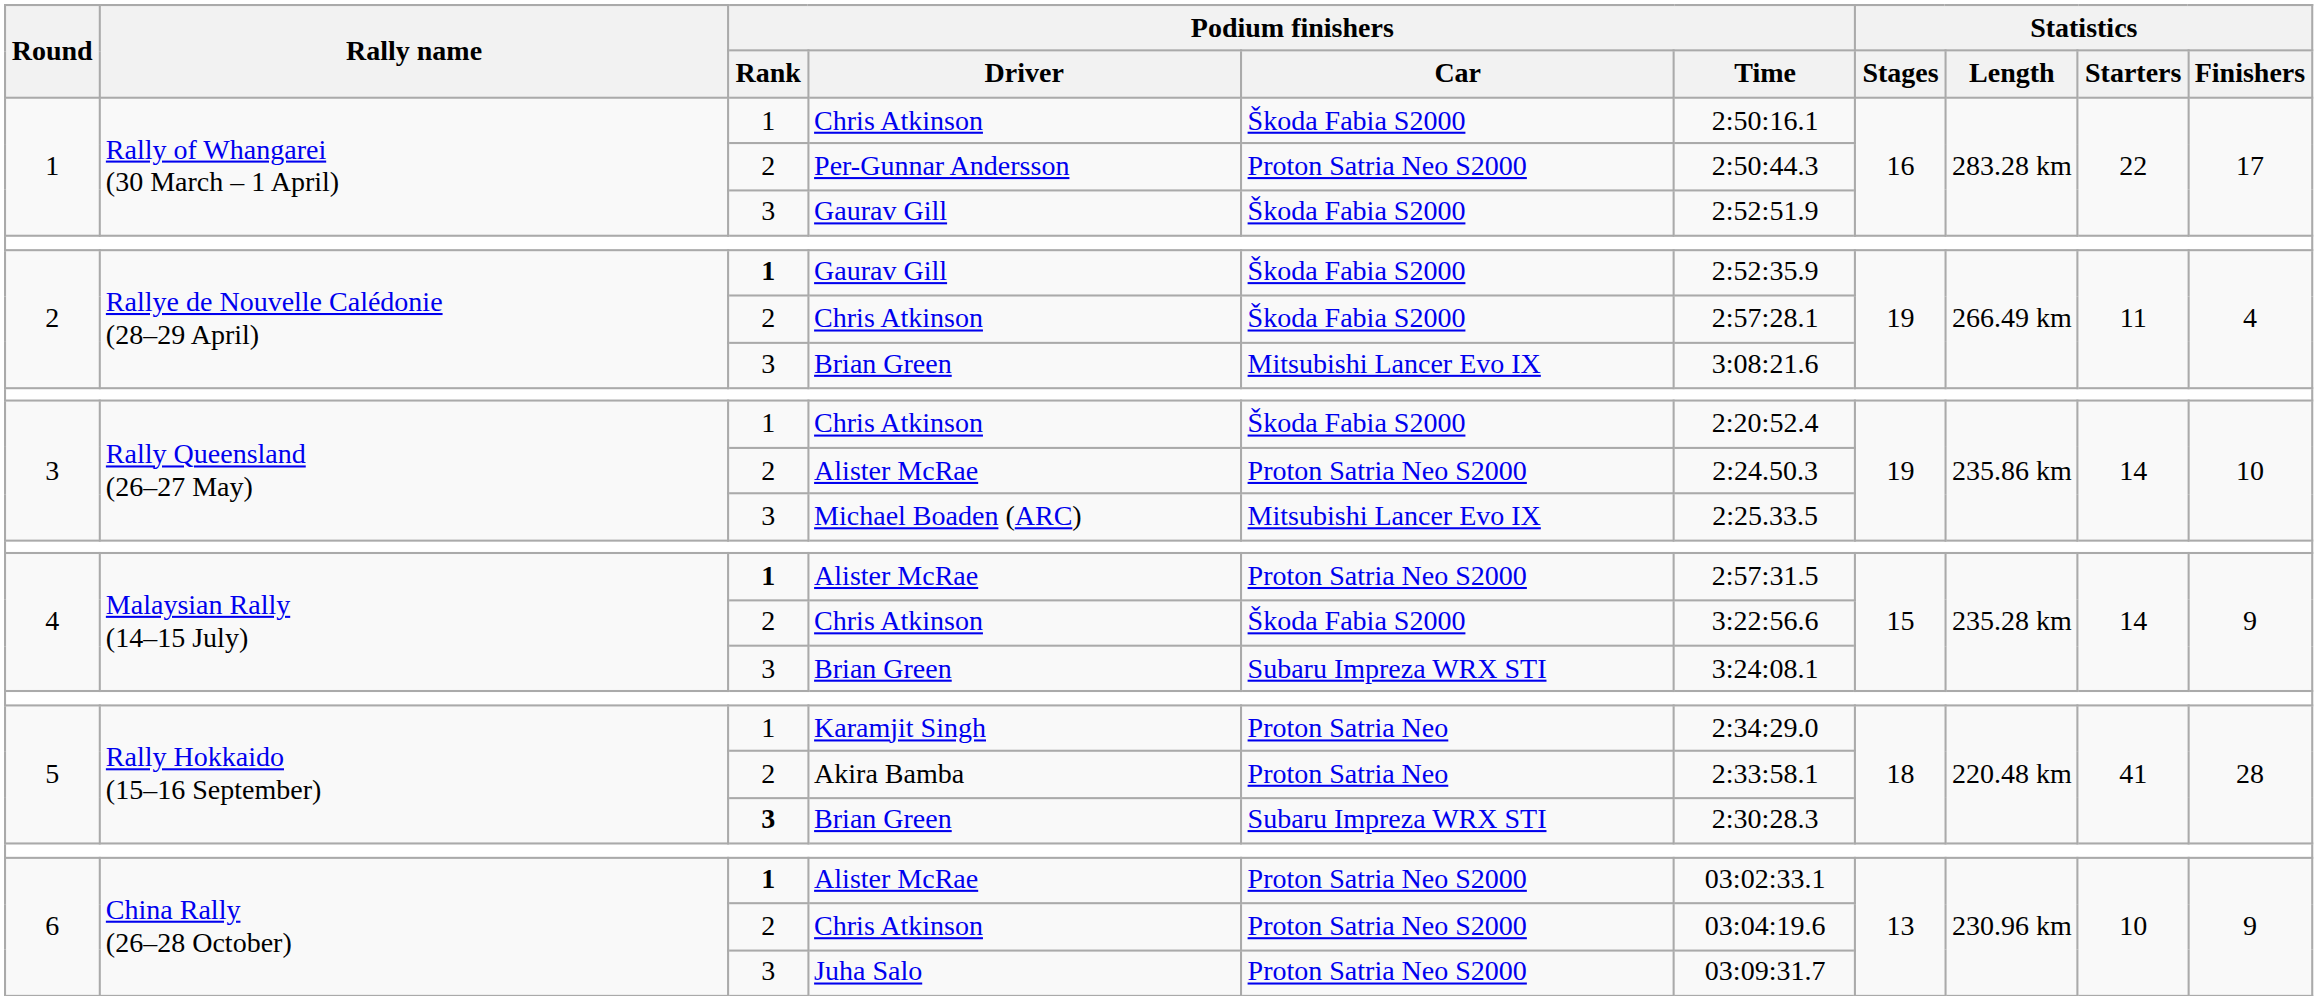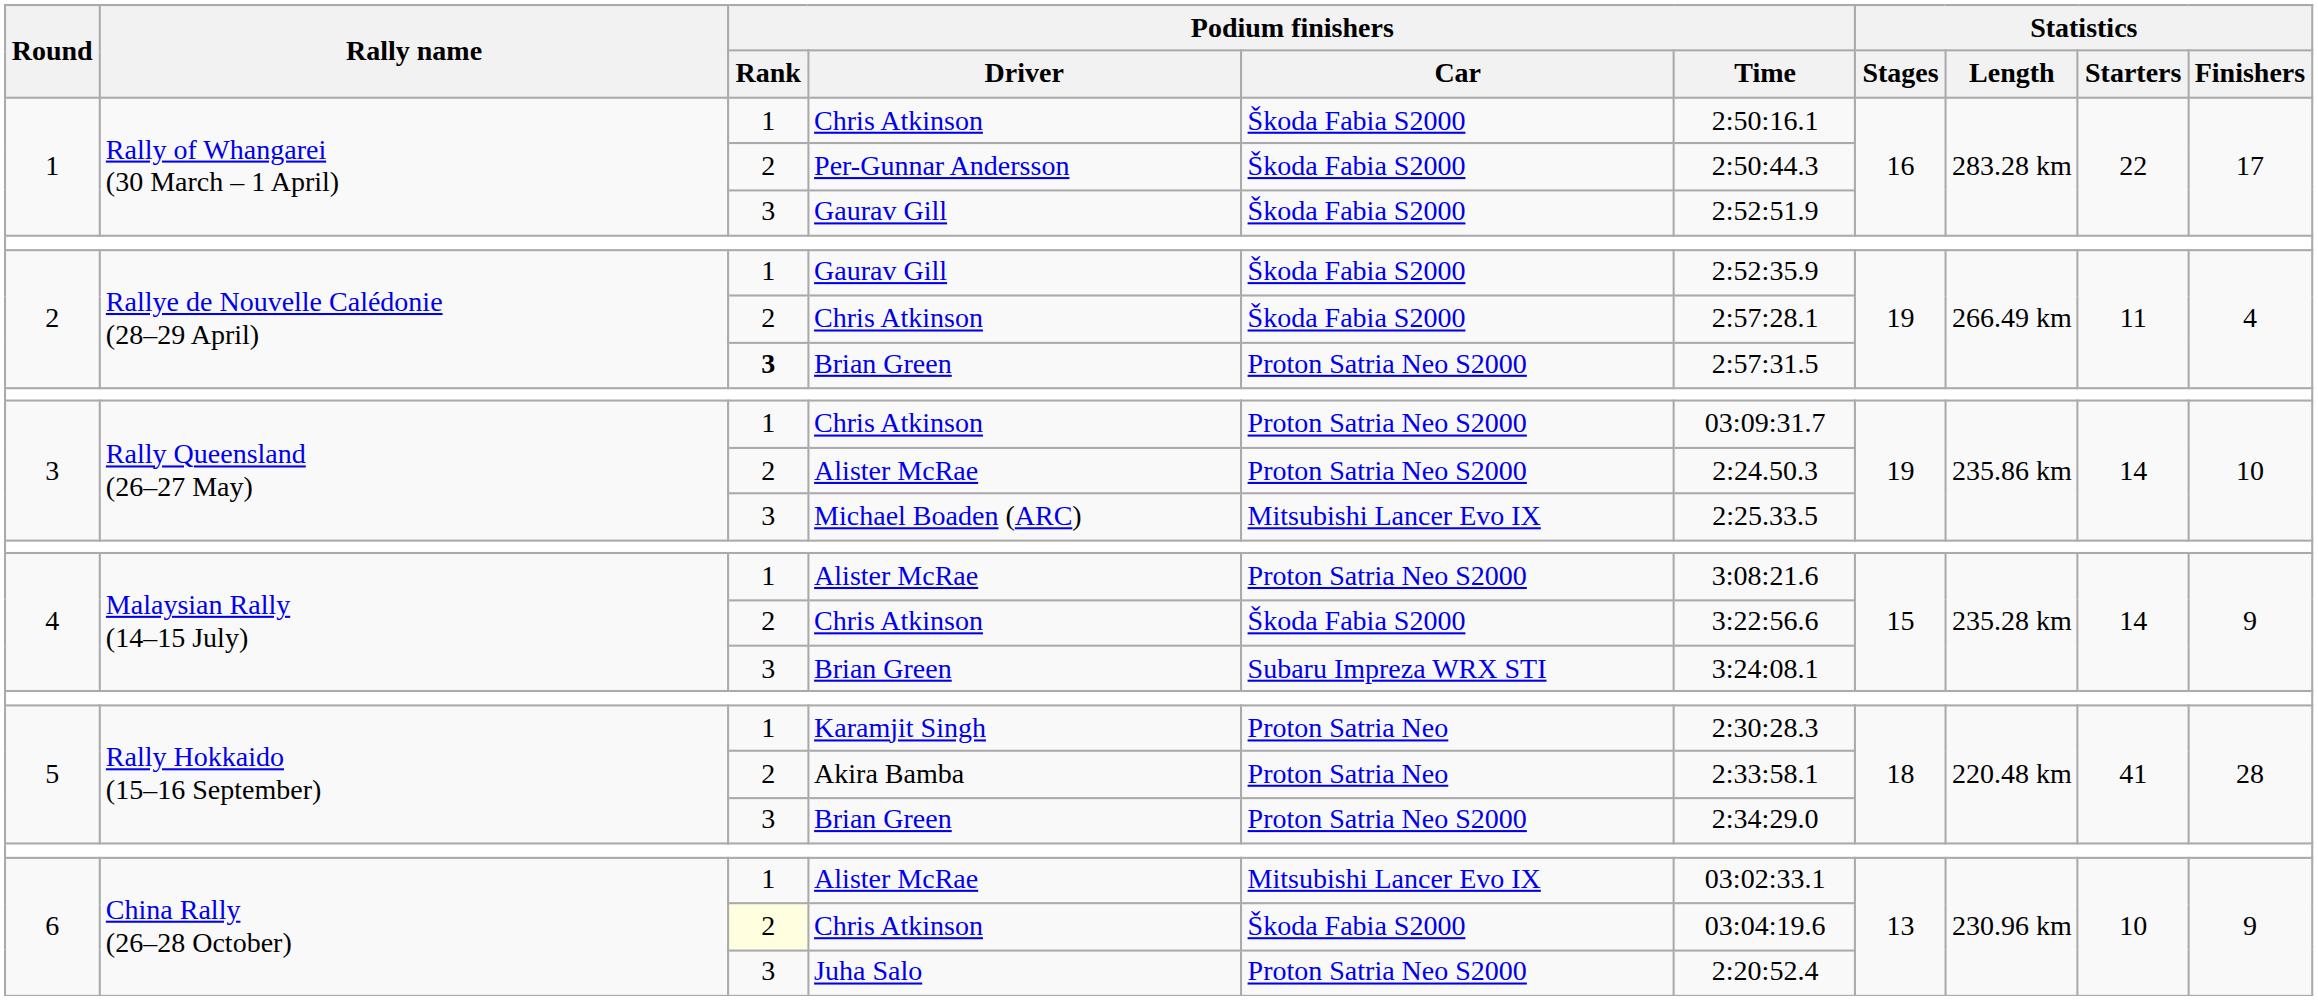(1387, 165) Proton Satria Neo S2000 -> (1357, 165) Škoda Fabia S2000
(768, 271) bold -> (768, 271) normal
(768, 364) normal -> (768, 364) bold
(1394, 364) Mitsubishi Lancer Evo IX -> (1387, 364) Proton Satria Neo S2000
(1765, 364) 3:08:21.6 -> (1765, 364) 2:57:31.5
(1357, 423) Škoda Fabia S2000 -> (1387, 423) Proton Satria Neo S2000
(1765, 423) 2:20:52.4 -> (1765, 423) 03:09:31.7
(768, 575) bold -> (768, 575) normal
(1765, 575) 2:57:31.5 -> (1765, 575) 3:08:21.6
(1765, 727) 2:34:29.0 -> (1765, 727) 2:30:28.3
(768, 819) bold -> (768, 819) normal
(1397, 819) Subaru Impreza WRX STI -> (1387, 819) Proton Satria Neo S2000
(1765, 819) 2:30:28.3 -> (1765, 819) 2:34:29.0
(768, 879) bold -> (768, 879) normal
(1387, 879) Proton Satria Neo S2000 -> (1394, 879) Mitsubishi Lancer Evo IX
(768, 925) no background -> (768, 925) lightyellow background
(1387, 925) Proton Satria Neo S2000 -> (1357, 925) Škoda Fabia S2000
(1765, 971) 03:09:31.7 -> (1765, 971) 2:20:52.4
